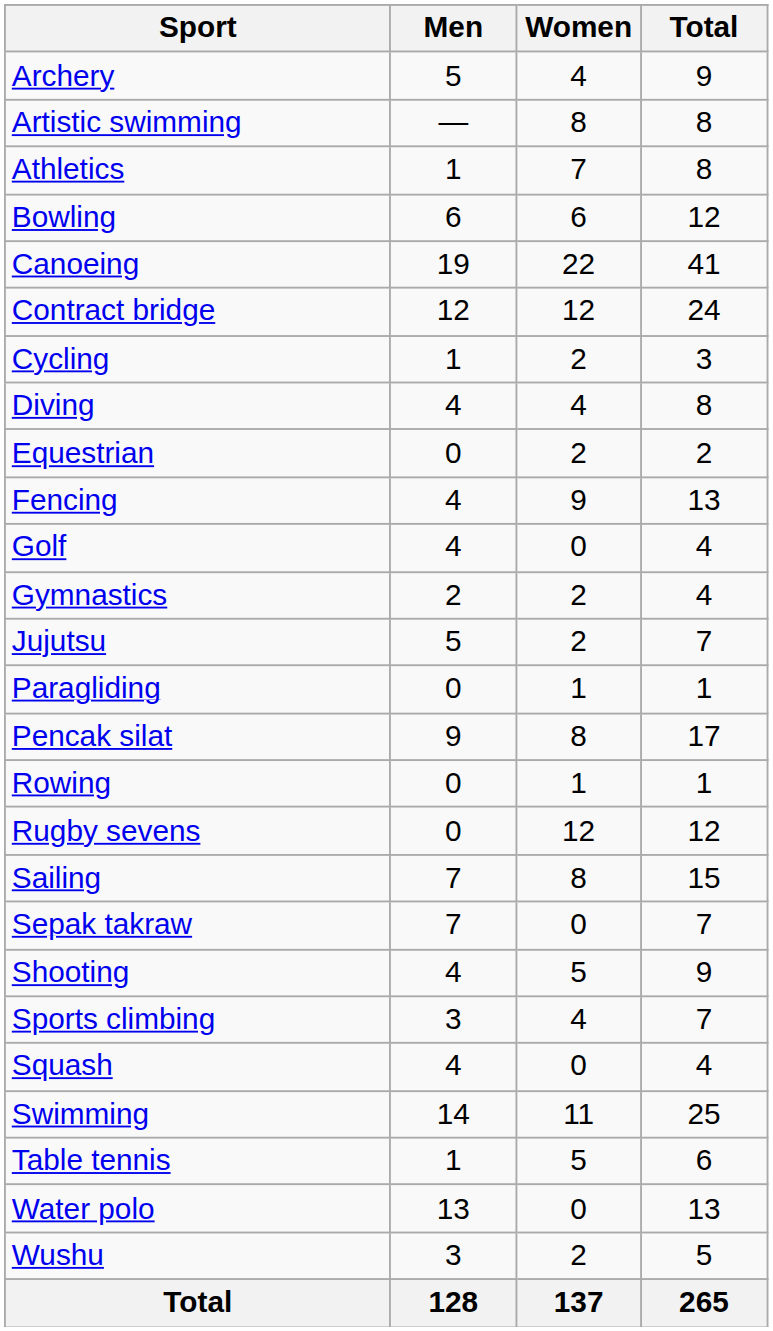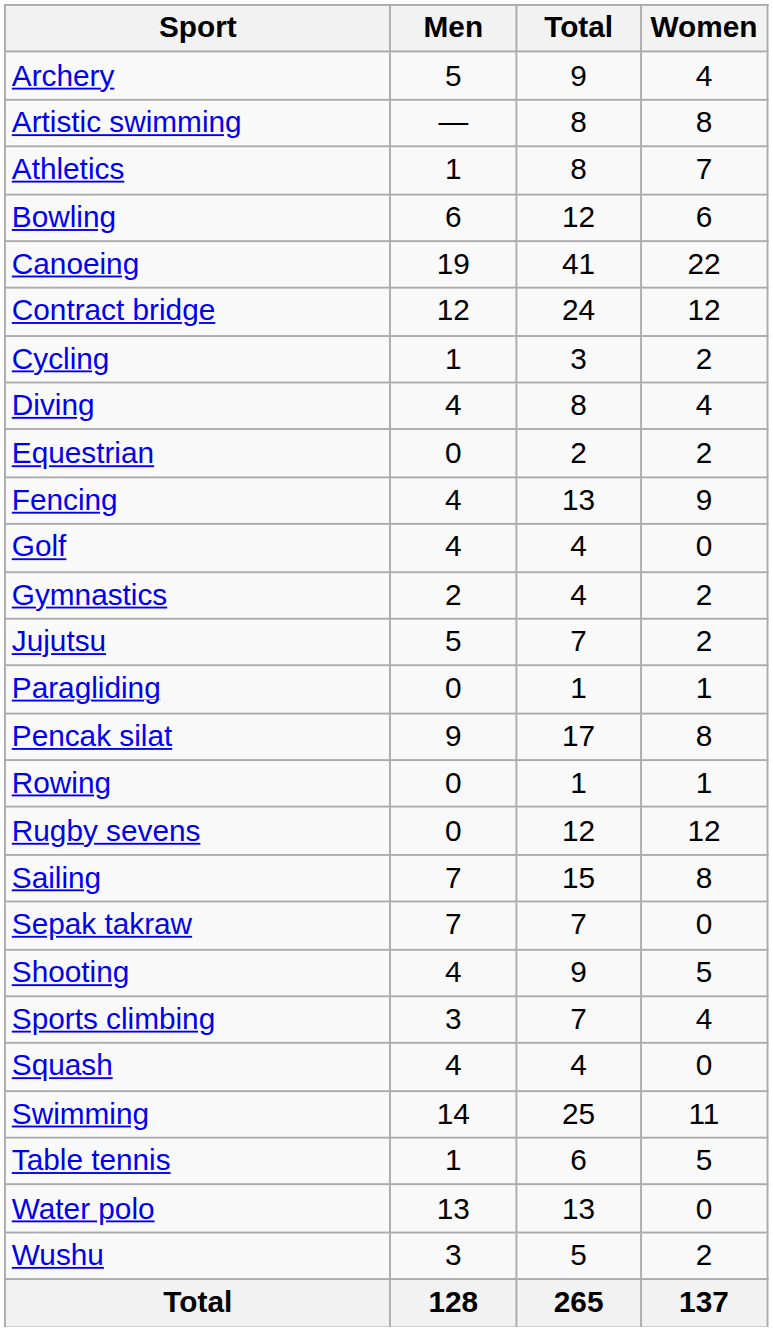columns swapped: (579, 28) <-> (704, 28)
